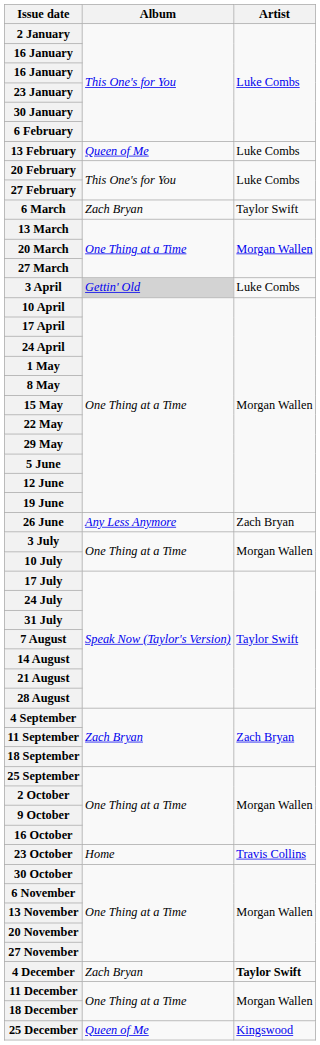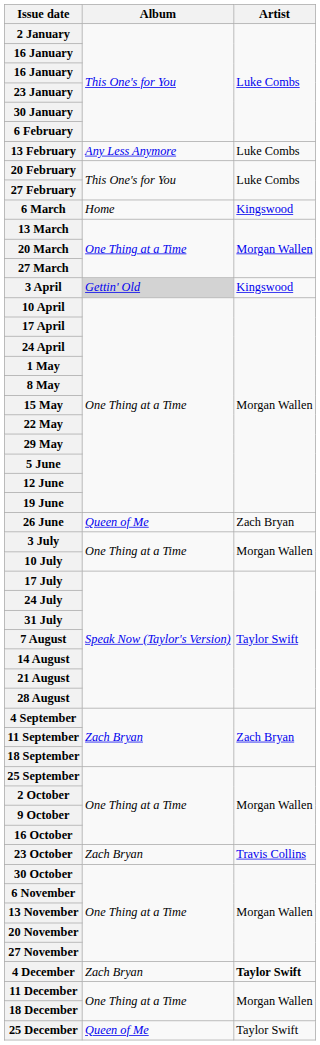(117, 151) Queen of Me -> (131, 151) Any Less Anymore
(114, 209) Zach Bryan -> (100, 209) Home
(267, 209) Taylor Swift -> (265, 209) Kingswood
(268, 287) Luke Combs -> (265, 287) Kingswood
(131, 522) Any Less Anymore -> (117, 522) Queen of Me
(100, 854) Home -> (114, 854) Zach Bryan
(265, 1030) Kingswood -> (267, 1030) Taylor Swift
